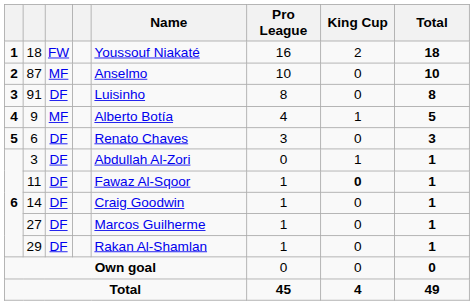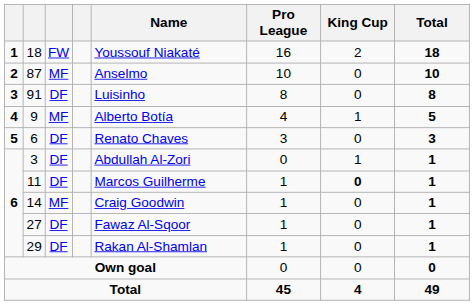(142, 181) Fawaz Al-Sqoor -> (150, 181) Marcos Guilherme
(59, 203) DF -> (59, 203) MF
(150, 224) Marcos Guilherme -> (142, 224) Fawaz Al-Sqoor
